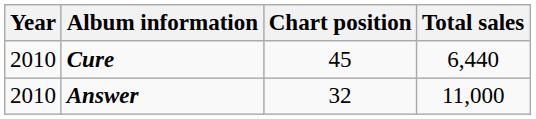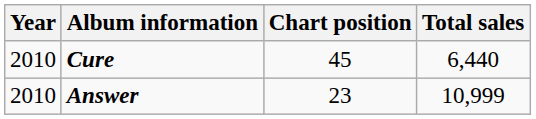(340, 95) 32 -> (340, 95) 23
(473, 95) 11,000 -> (473, 95) 10,999
